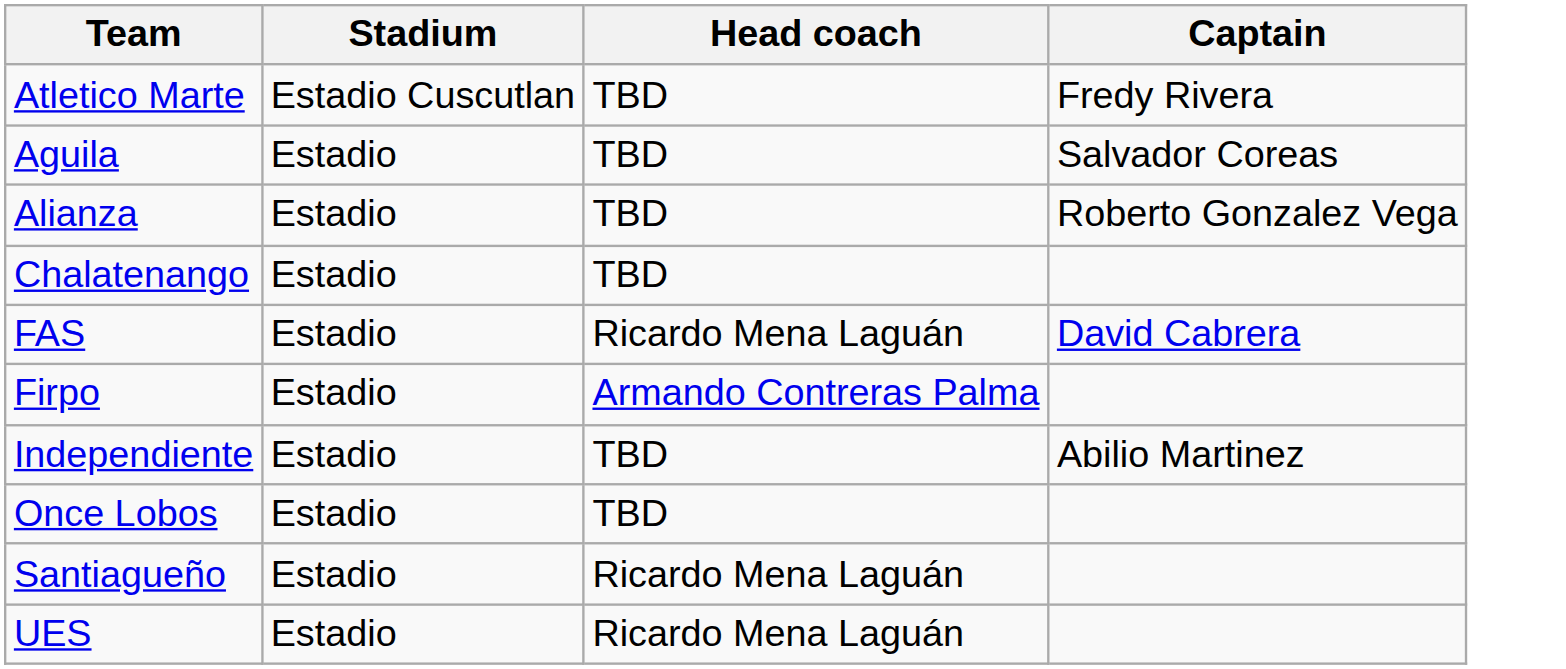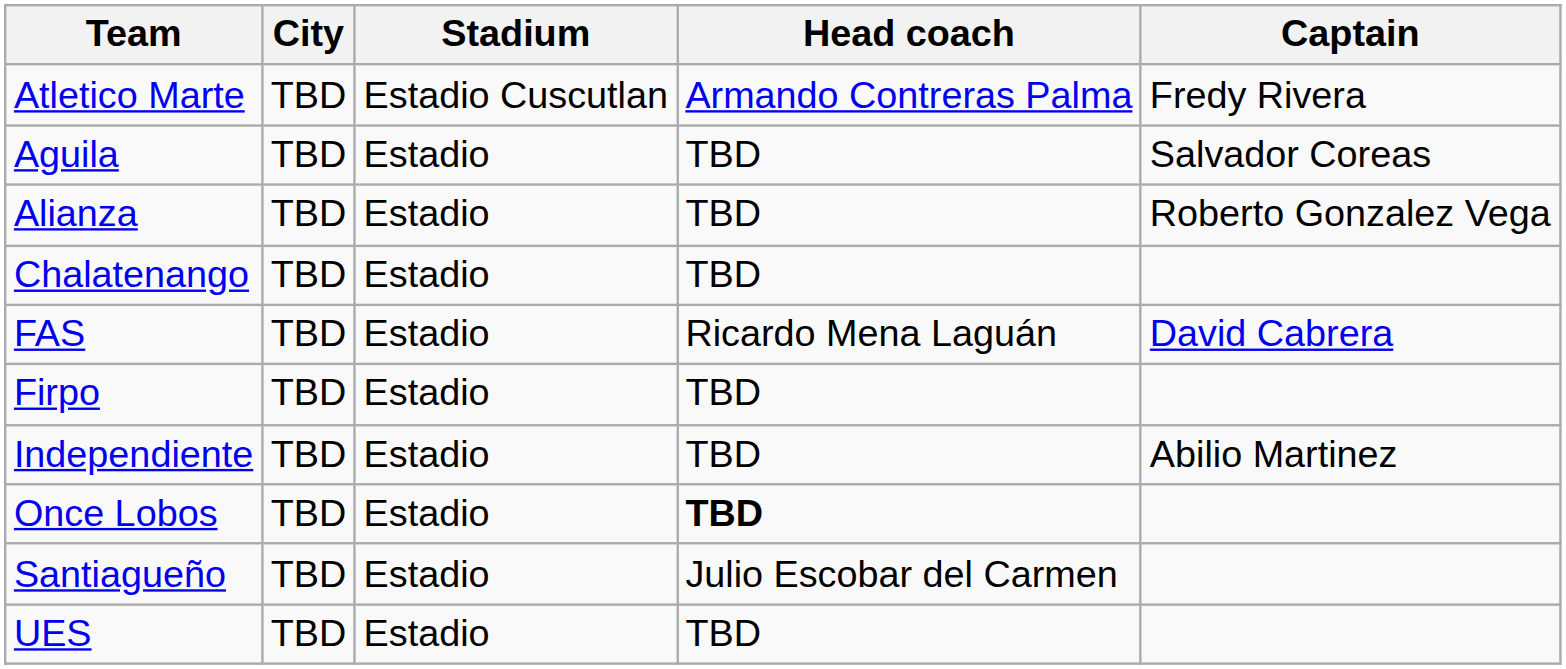+ column: (308, 34)
(630, 94) TBD -> (909, 94) Armando Contreras Palma
(816, 393) Armando Contreras Palma -> (723, 393) TBD
(630, 513) normal -> (724, 513) bold
(778, 573) Ricardo Mena Laguán -> (902, 573) Julio Escobar del Carmen
(778, 633) Ricardo Mena Laguán -> (723, 633) TBD
